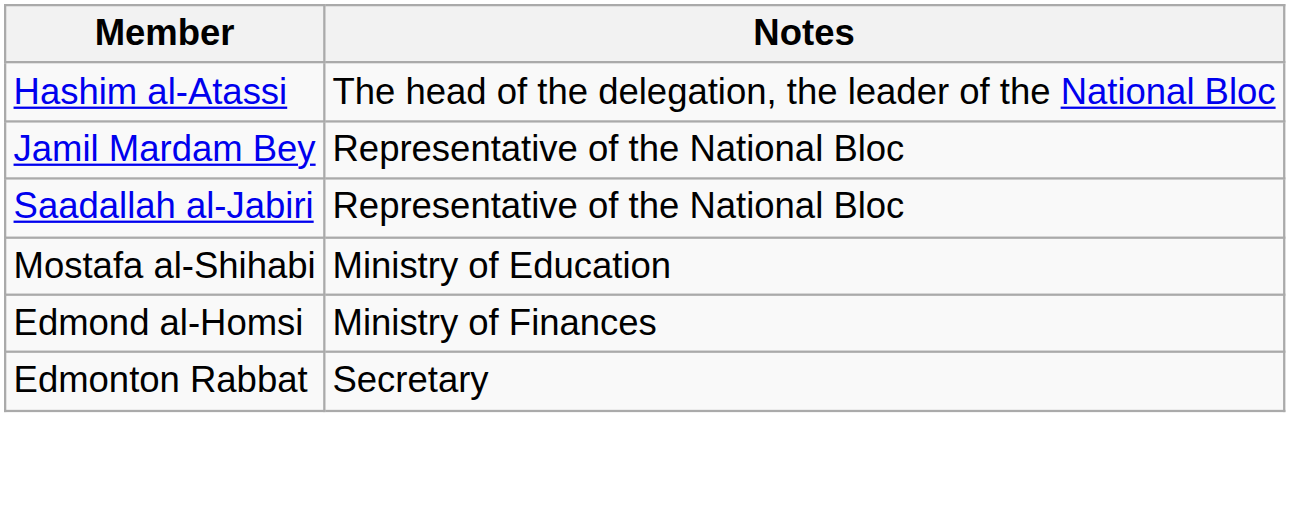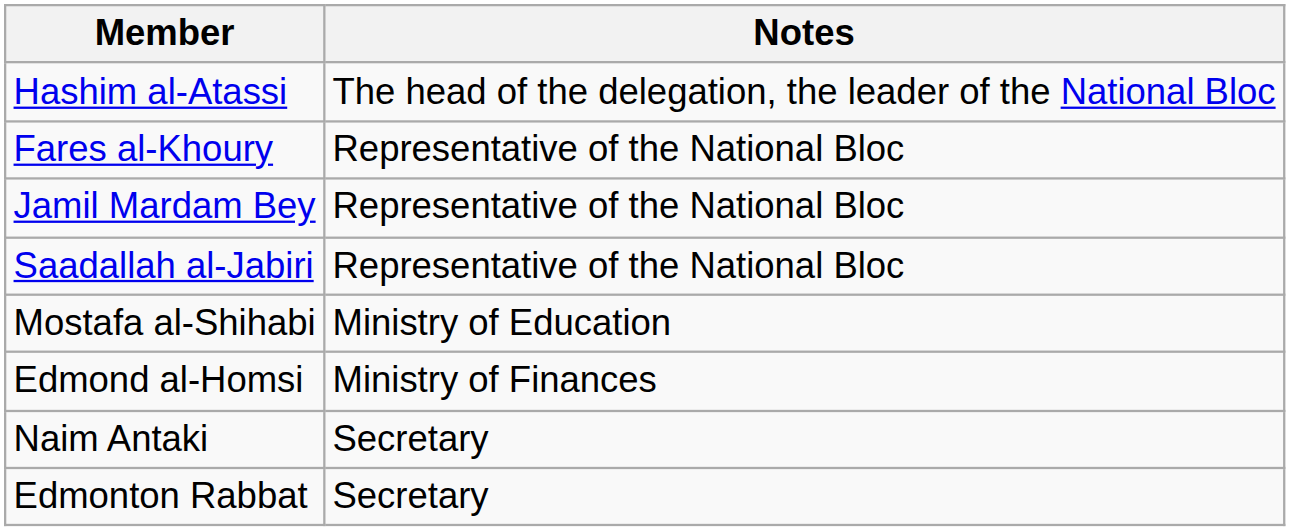+ row: (143, 149)
+ row: (111, 438)
